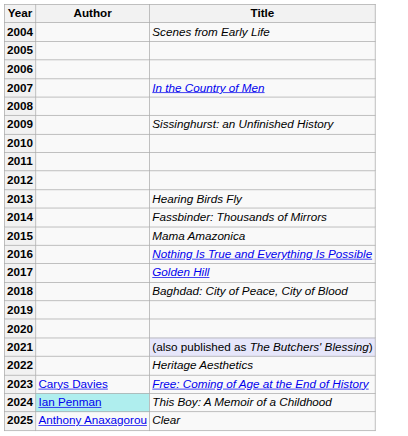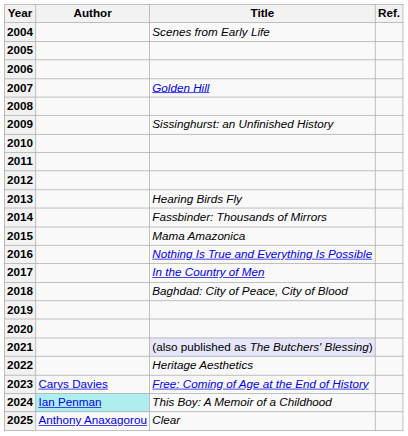+ column: (389, 13)
(208, 87) In the Country of Men -> (181, 87) Golden Hill
(181, 273) Golden Hill -> (208, 273) In the Country of Men
